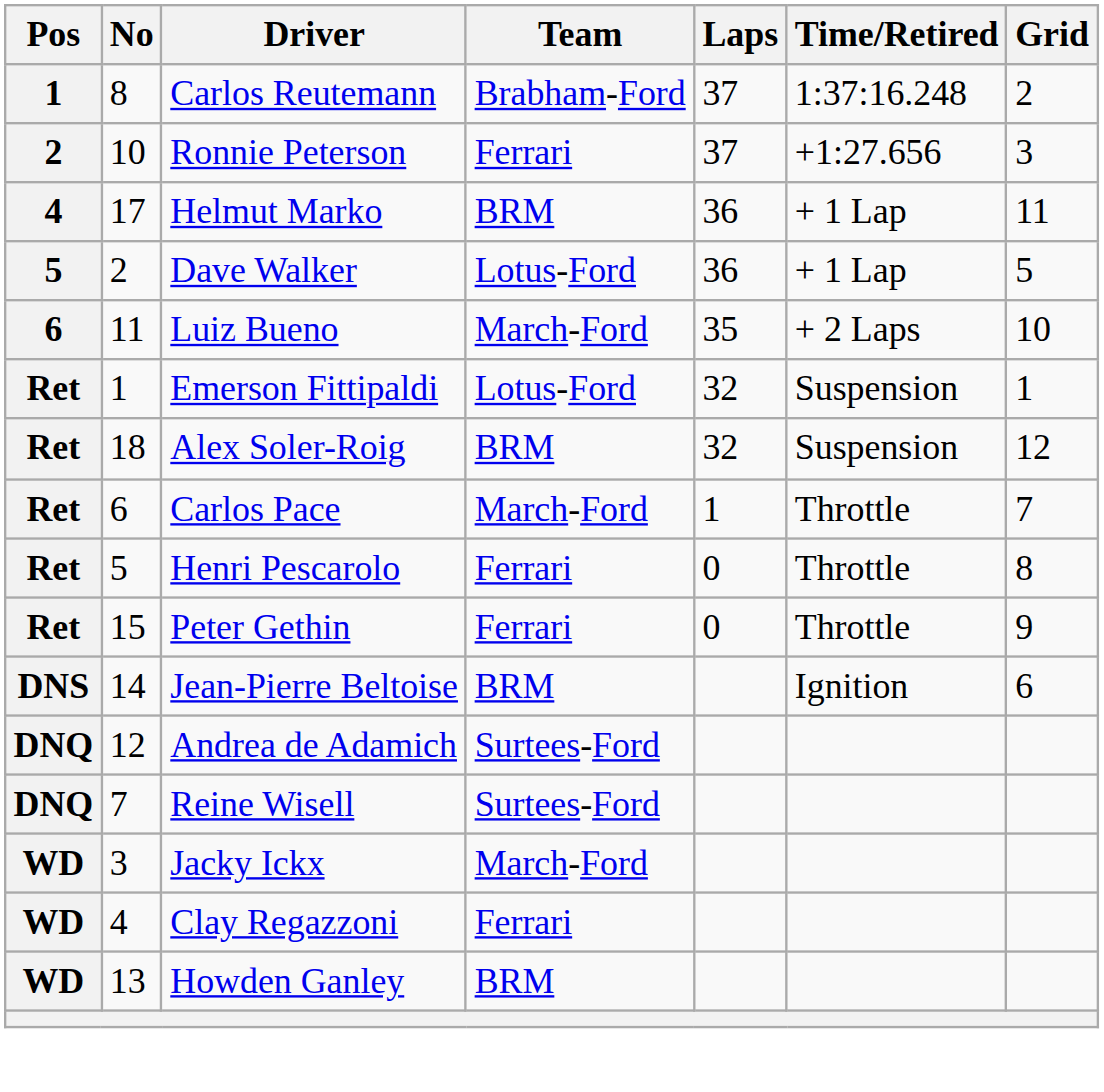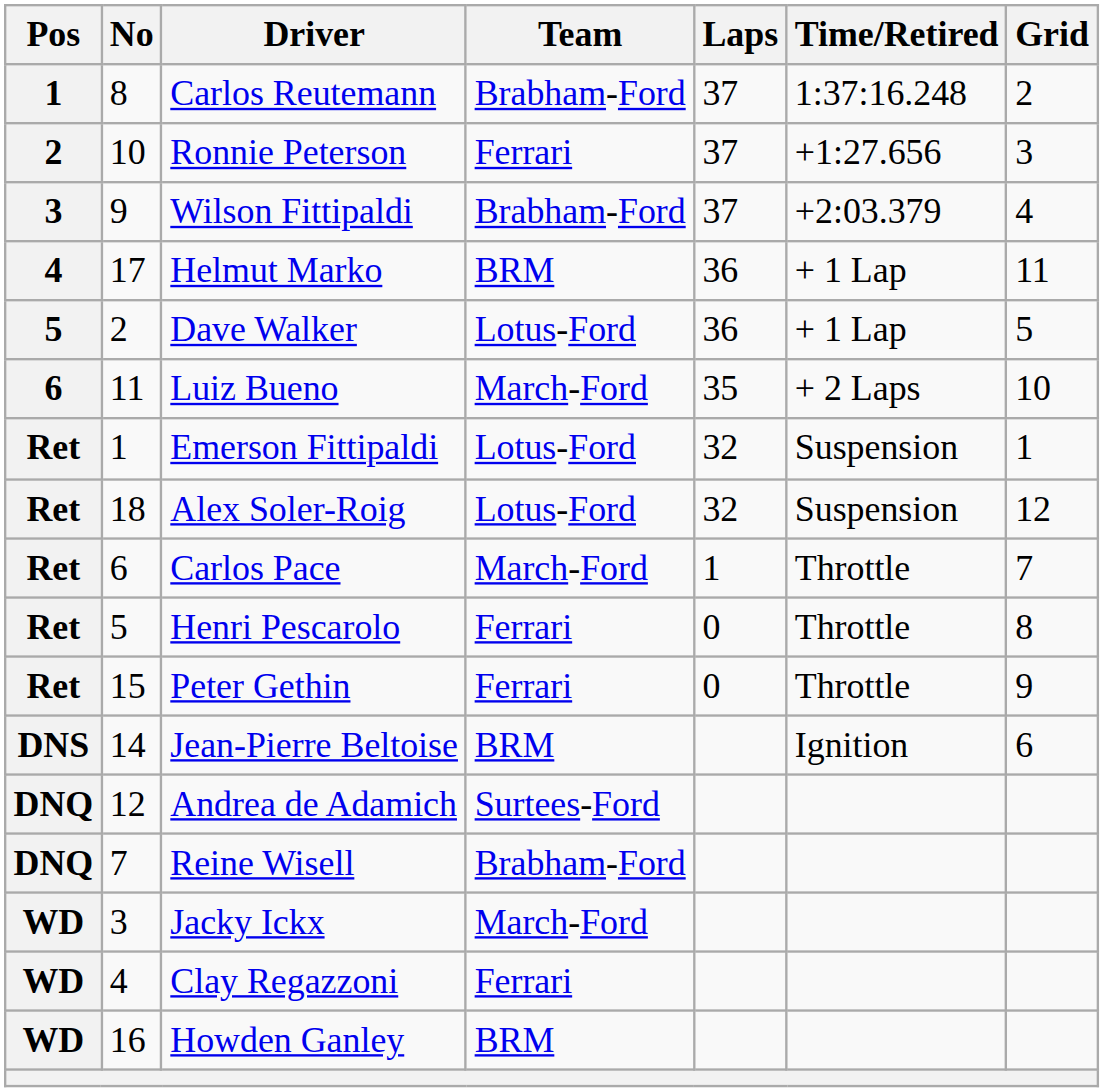+ row: (292, 211)
(514, 448) BRM -> (555, 507) Lotus-Ford
(567, 803) Surtees-Ford -> (580, 862) Brabham-Ford
(128, 980) 13 -> (128, 1039) 16
